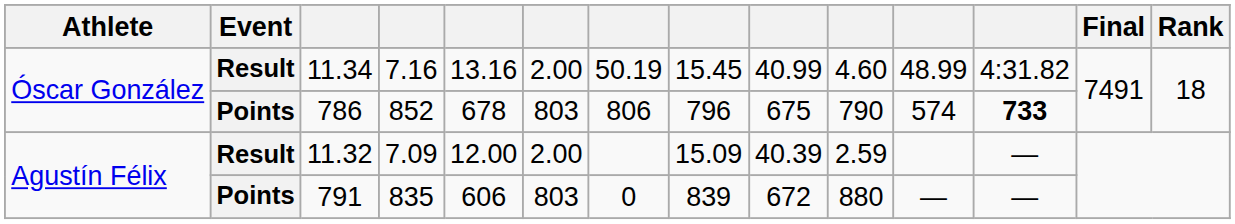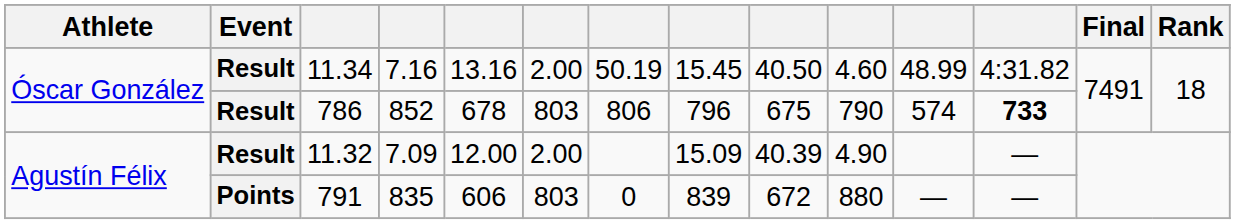(789, 69) 40.99 -> (789, 69) 40.50
(256, 112) Points -> (256, 112) Result
(861, 154) 2.59 -> (861, 154) 4.90
